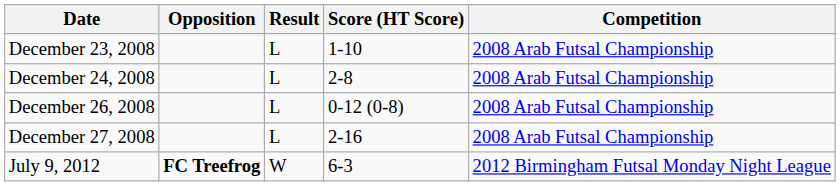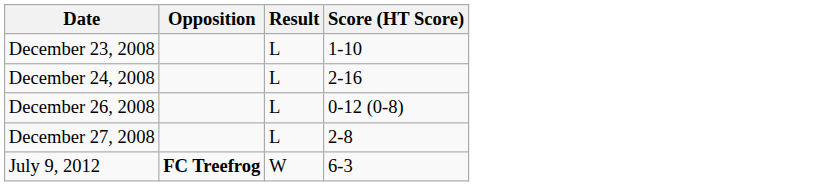- column: (652, 19)
(340, 78) 2-8 -> (345, 78) 2-16
(345, 136) 2-16 -> (340, 136) 2-8
